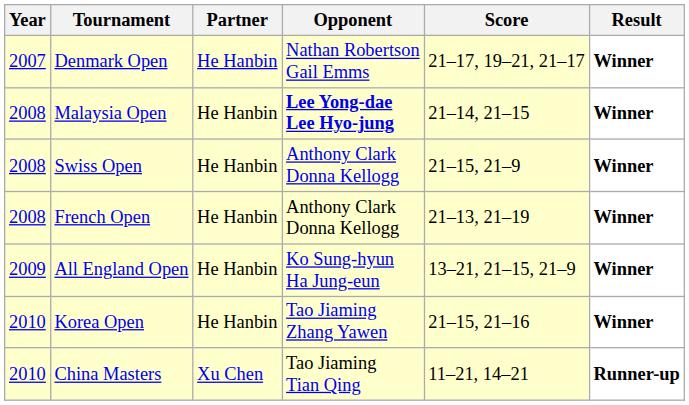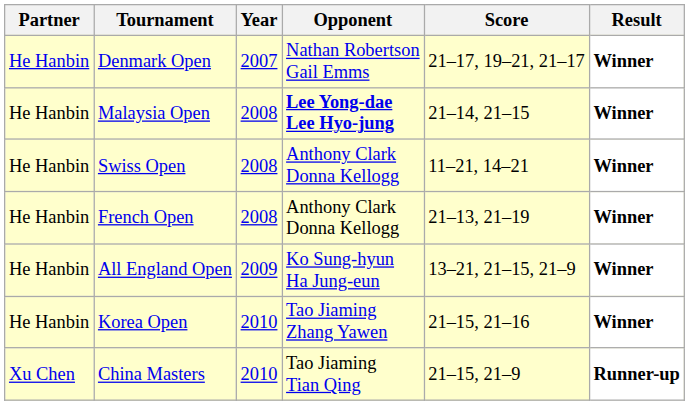columns swapped: (27, 20) <-> (237, 20)
(474, 165) 21–15, 21–9 -> (479, 165) 11–21, 14–21
(479, 374) 11–21, 14–21 -> (474, 374) 21–15, 21–9
